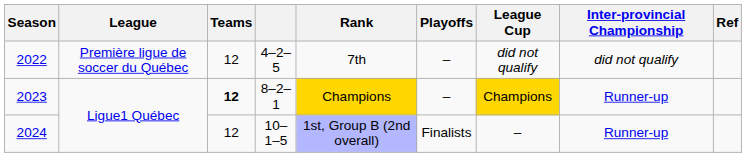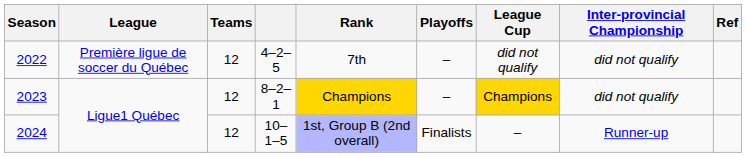(231, 96) bold -> (231, 96) normal
(636, 96) Runner-up -> (636, 96) did not qualify
